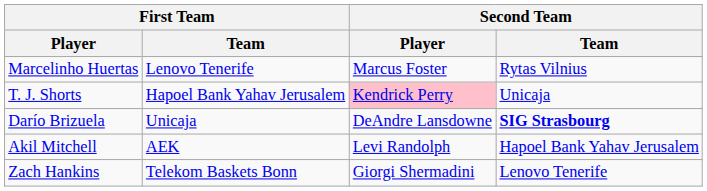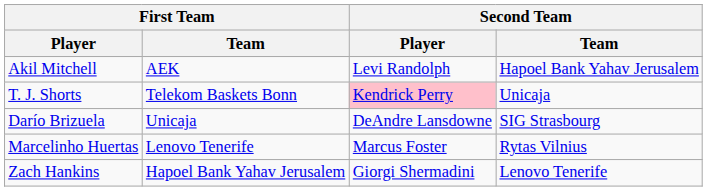rows swapped: (73, 69) <-> (52, 146)
(246, 95) Hapoel Bank Yahav Jerusalem -> (221, 95) Telekom Baskets Bonn
(555, 120) bold -> (550, 120) normal
(221, 172) Telekom Baskets Bonn -> (246, 172) Hapoel Bank Yahav Jerusalem
